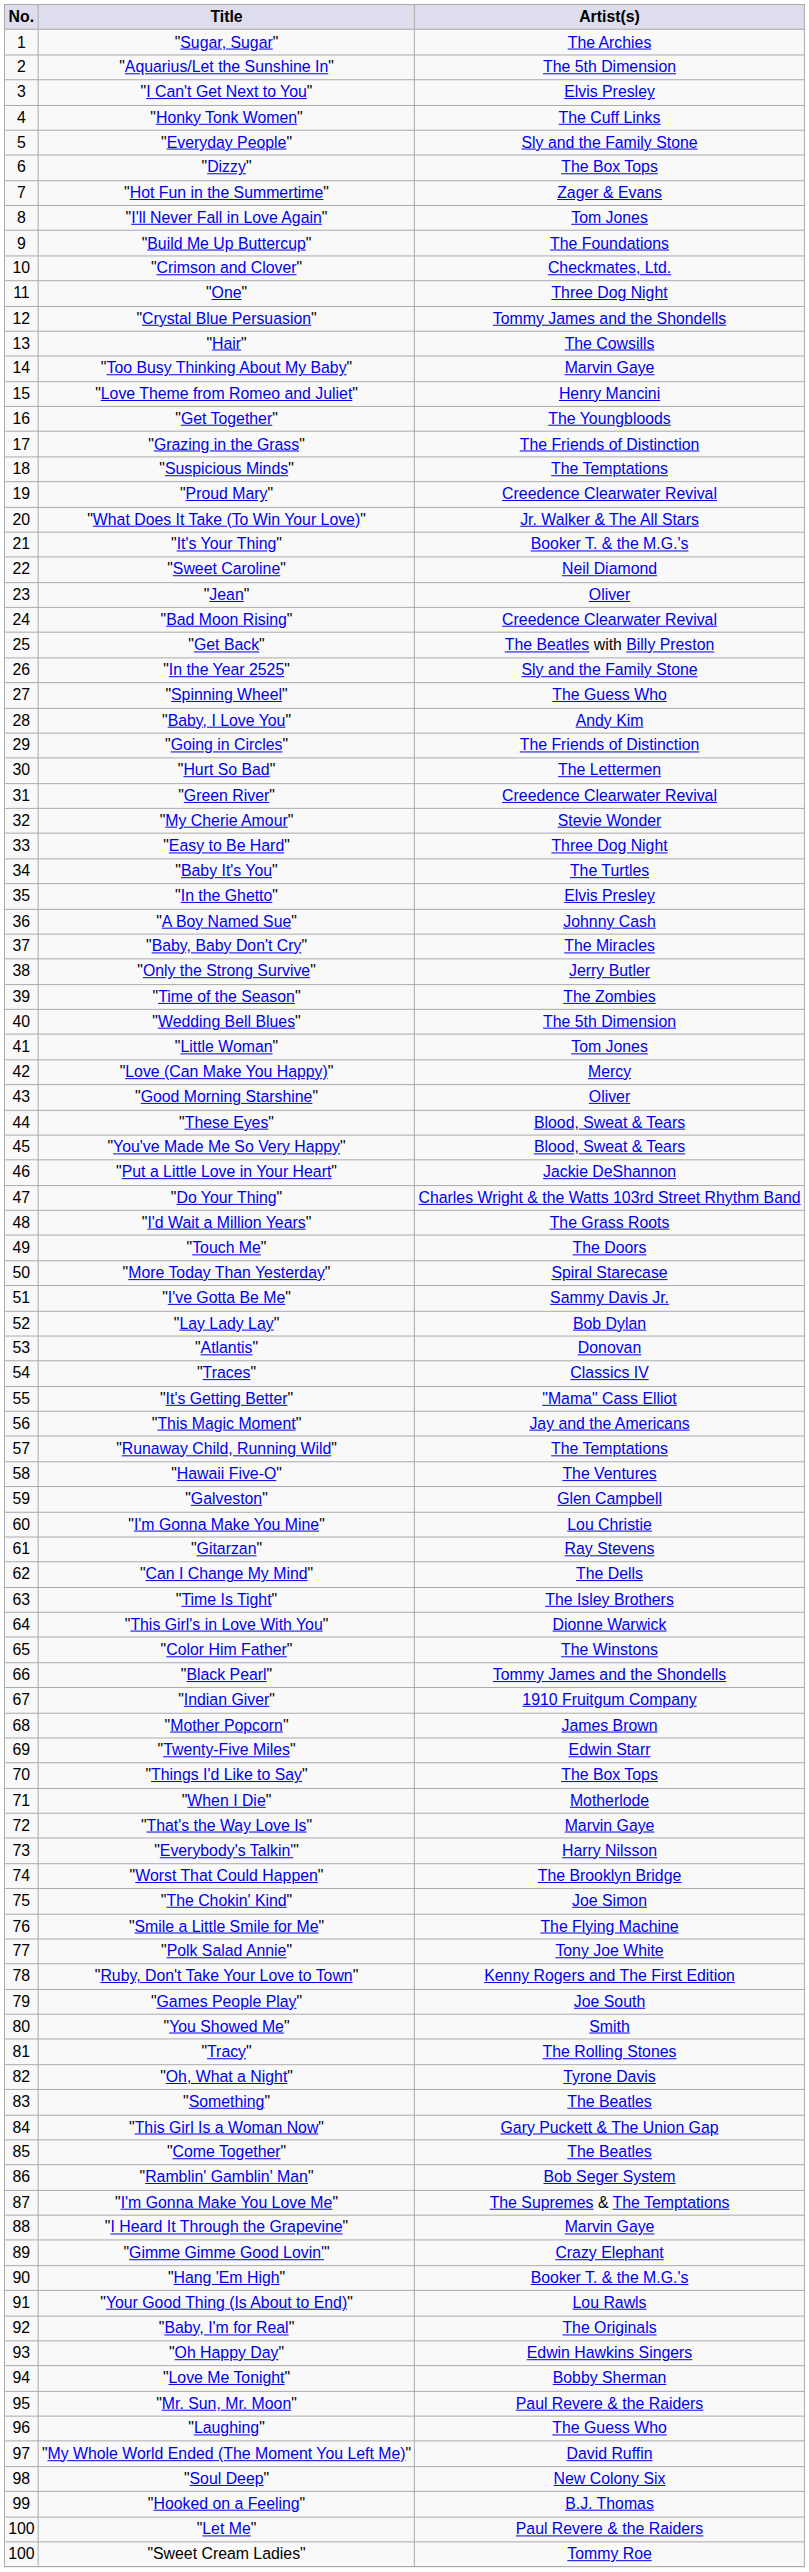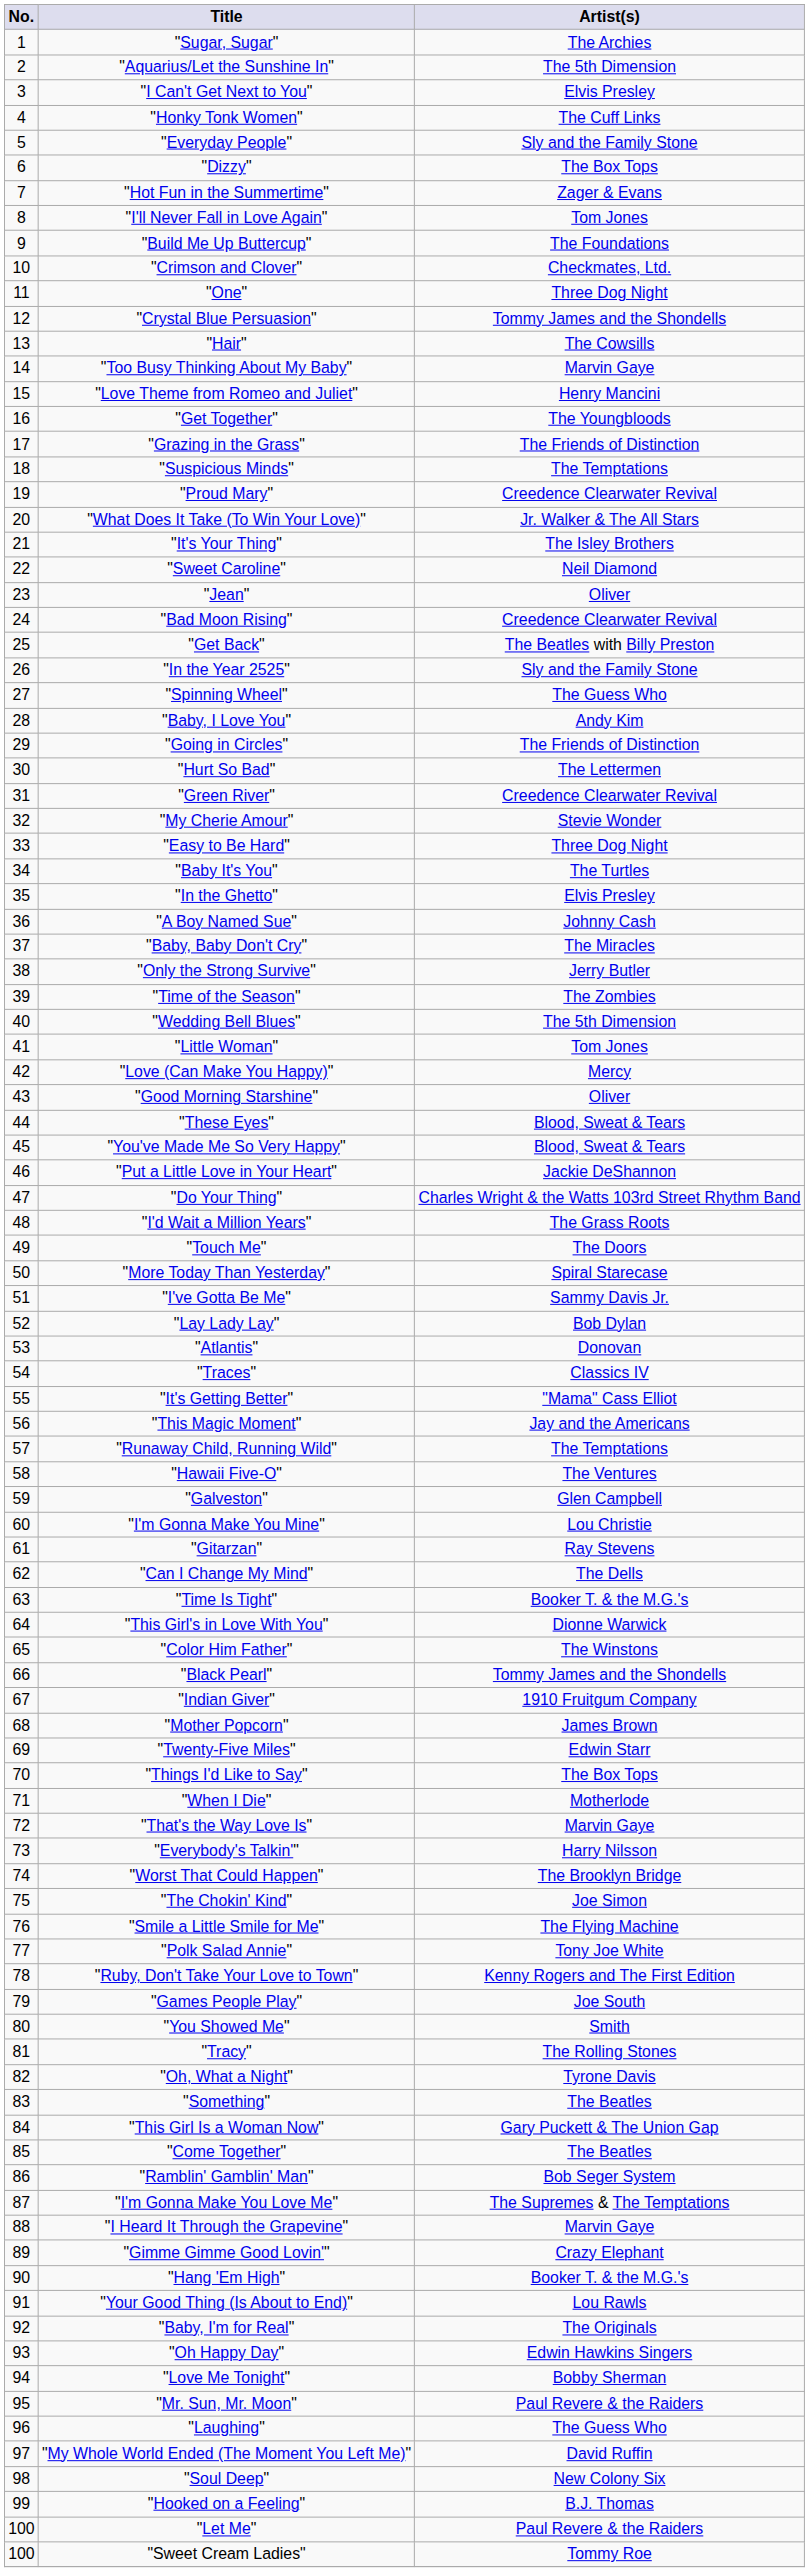(610, 544) Booker T. & the M.G.'s -> (610, 544) The Isley Brothers
(610, 1599) The Isley Brothers -> (610, 1599) Booker T. & the M.G.'s
